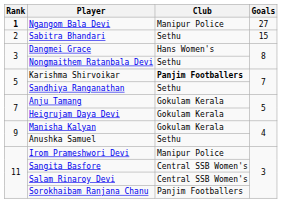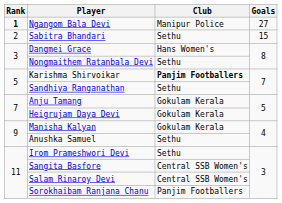(190, 153) Manipur Police -> (169, 153) Sethu
